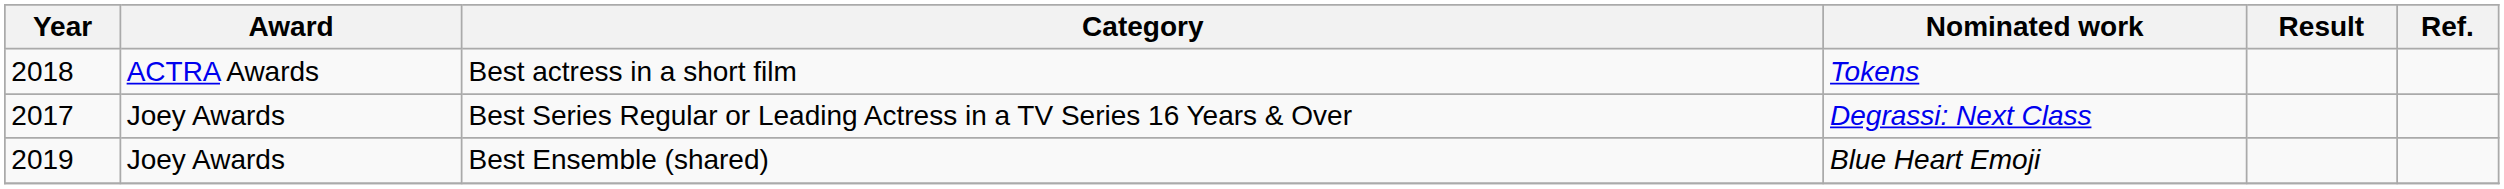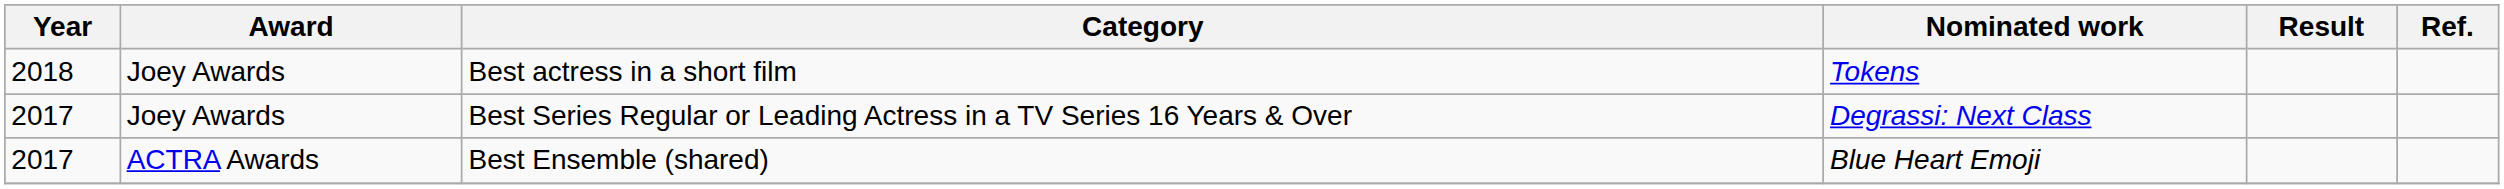(223, 71) ACTRA Awards -> (206, 71) Joey Awards
(42, 159) 2019 -> (42, 159) 2017
(206, 159) Joey Awards -> (223, 159) ACTRA Awards
